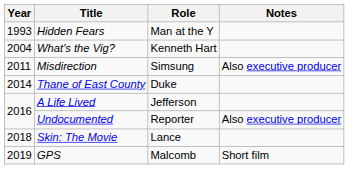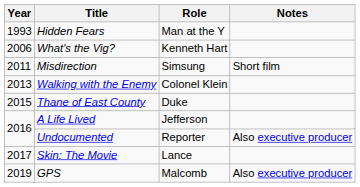(19, 48) 2004 -> (19, 48) 2006
(281, 66) Also executive producer -> (256, 66) Short film
+ row: (97, 84)
(19, 84) 2014 -> (19, 102) 2015
(19, 137) 2018 -> (19, 155) 2017
(245, 155) Short film -> (292, 173) Also executive producer
